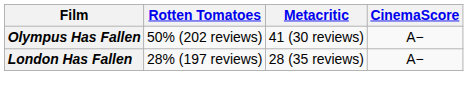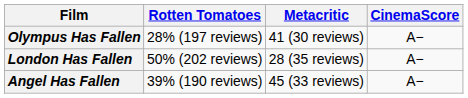(205, 37) 50% (202 reviews) -> (205, 37) 28% (197 reviews)
(205, 59) 28% (197 reviews) -> (205, 59) 50% (202 reviews)
+ row: (64, 81)
